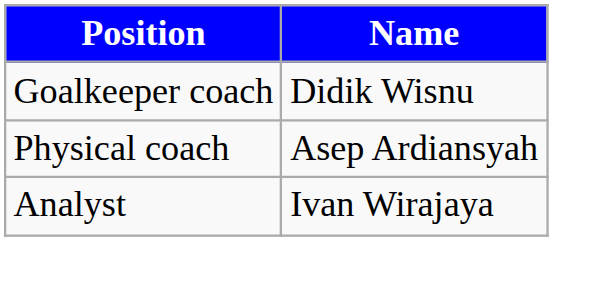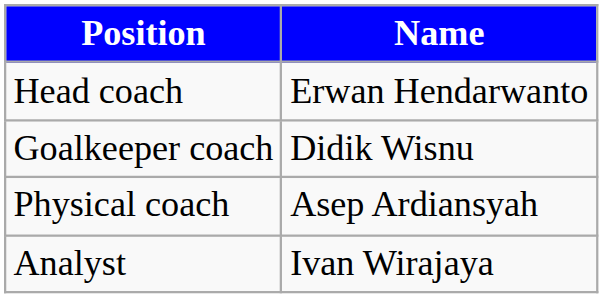+ row: (98, 90)
